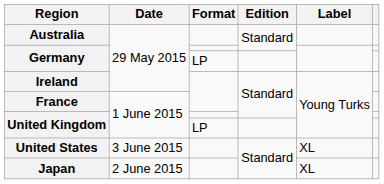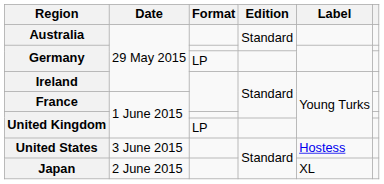(307, 148) XL -> (322, 148) Hostess
